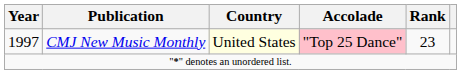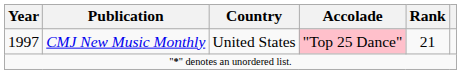(254, 41) lightyellow background -> (254, 41) no background
(428, 41) 23 -> (428, 41) 21
